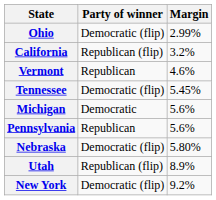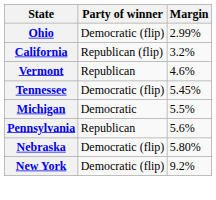(182, 109) 5.6% -> (182, 109) 5.5%
- row: (41, 166)
